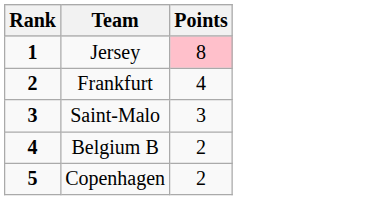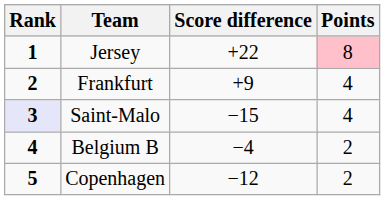+ column: (243, 20)
(33, 115) no background -> (33, 115) lavender background
(201, 115) 3 -> (348, 115) 4
